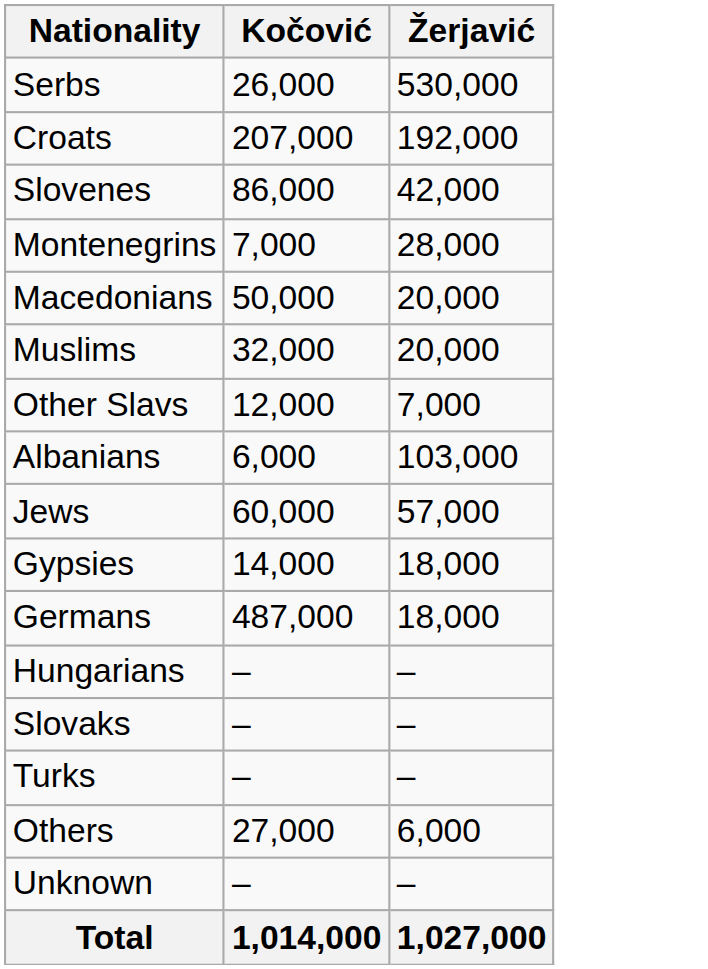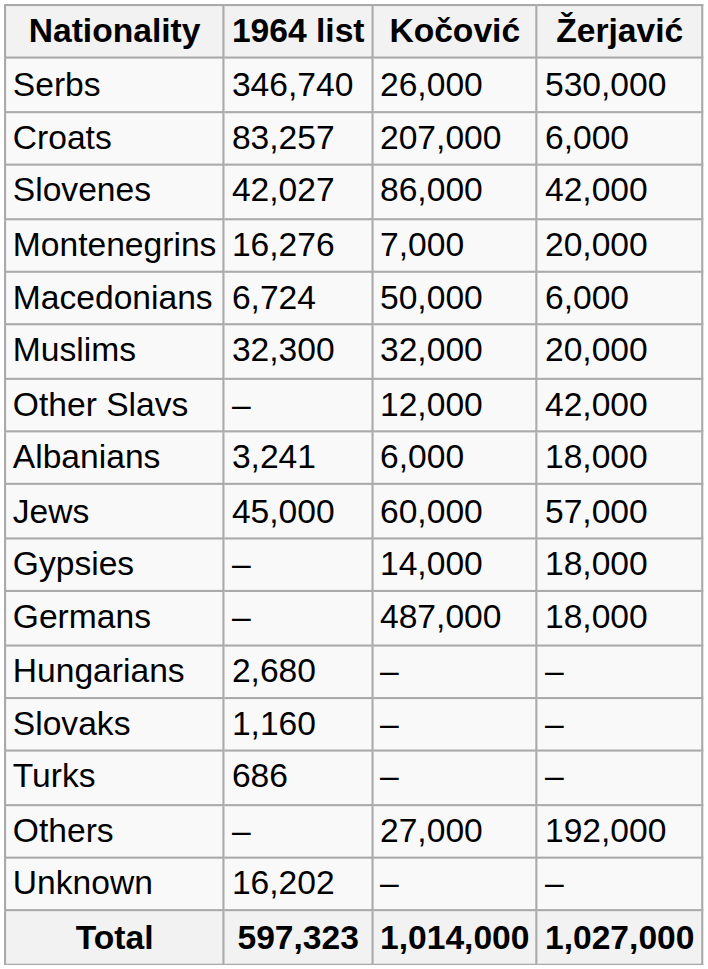+ column: (298, 31)
(458, 137) 192,000 -> (587, 137) 6,000
(448, 244) 28,000 -> (596, 244) 20,000
(448, 297) 20,000 -> (587, 297) 6,000
(439, 404) 7,000 -> (596, 404) 42,000
(458, 457) 103,000 -> (596, 457) 18,000
(439, 830) 6,000 -> (606, 830) 192,000
